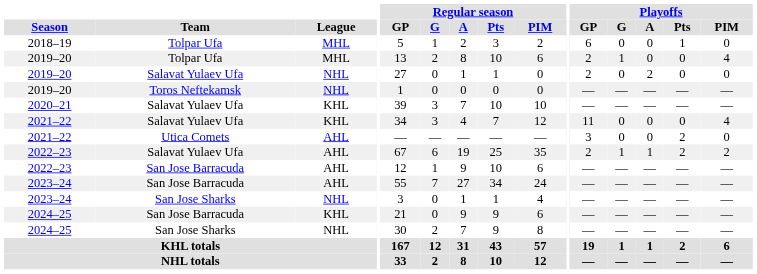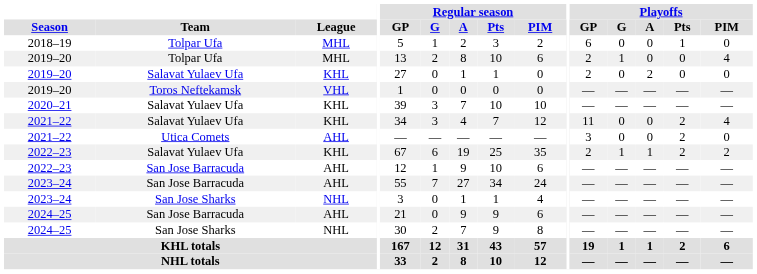(336, 74) NHL -> (336, 74) KHL
(336, 89) NHL -> (336, 89) VHL
(682, 121) 0 -> (682, 121) 2
(336, 152) AHL -> (336, 152) KHL
(336, 214) KHL -> (336, 214) AHL
